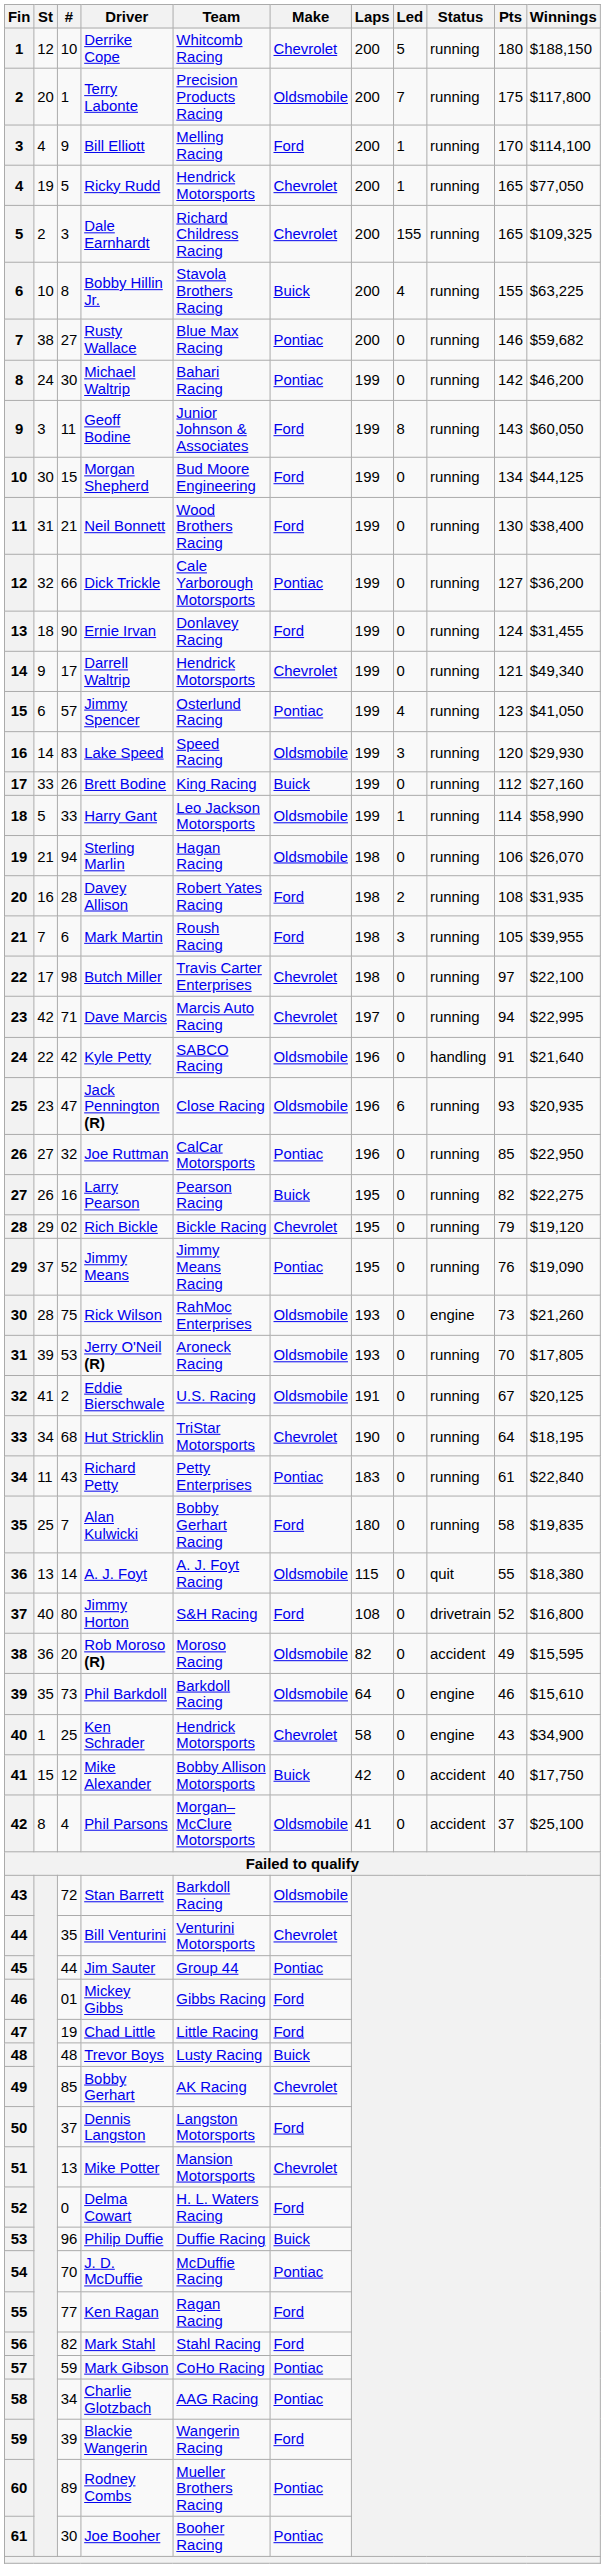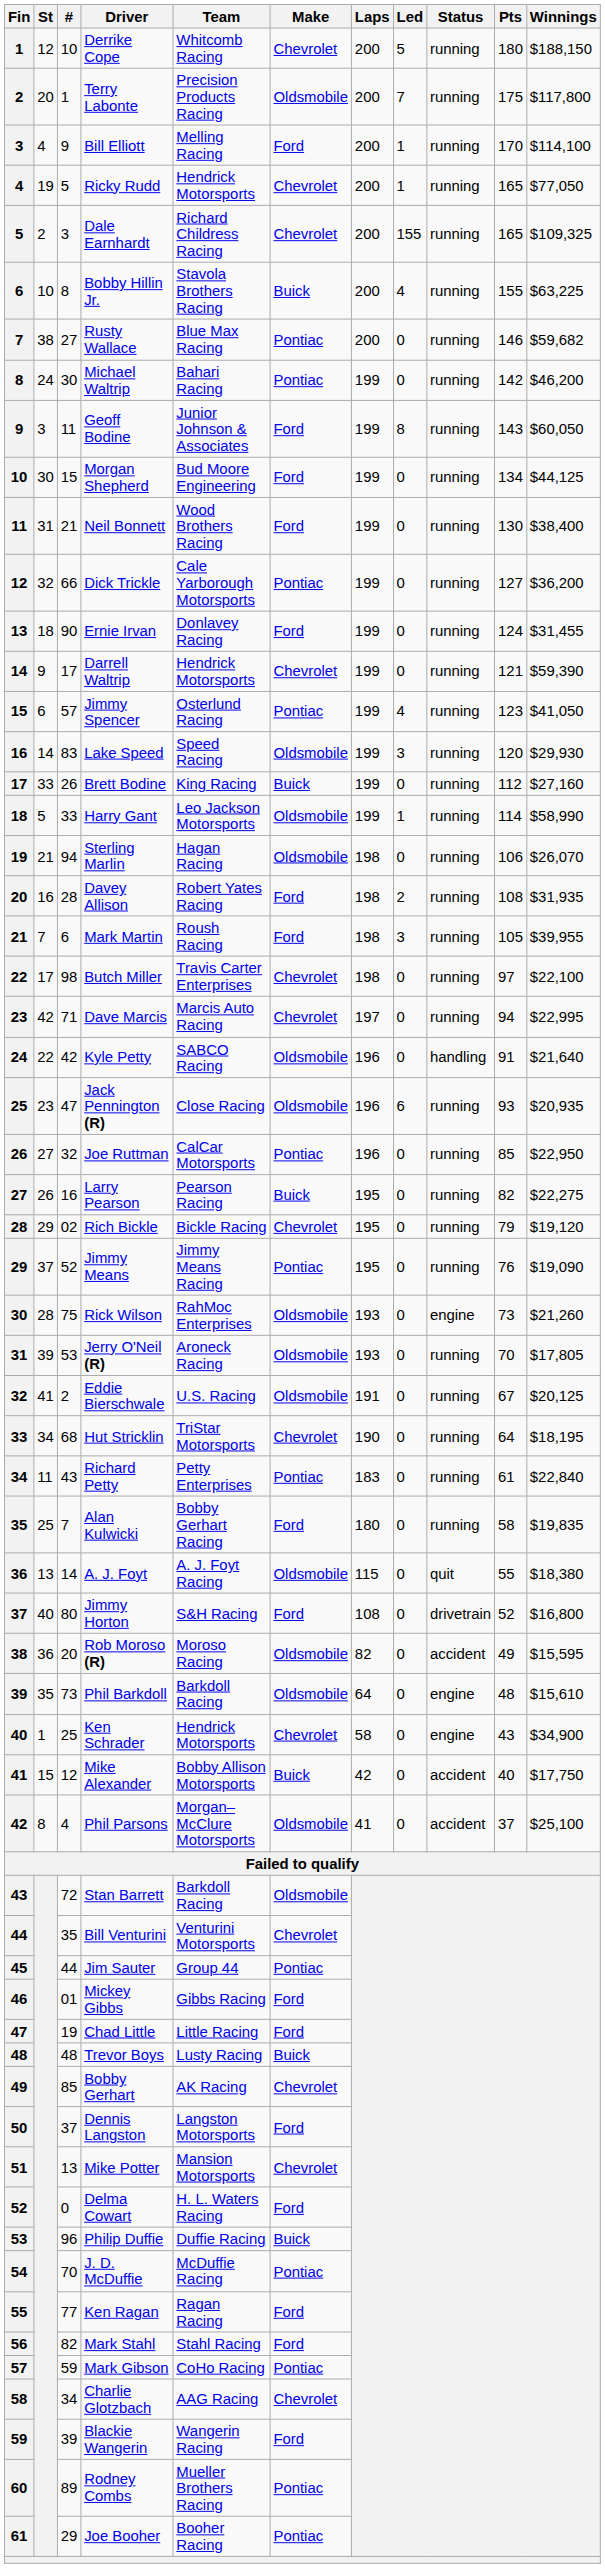(557, 671) $49,340 -> (557, 671) $59,390
(506, 1694) 46 -> (506, 1694) 48
(298, 2399) Pontiac -> (305, 2399) Chevrolet
(69, 2536) 30 -> (69, 2536) 29
